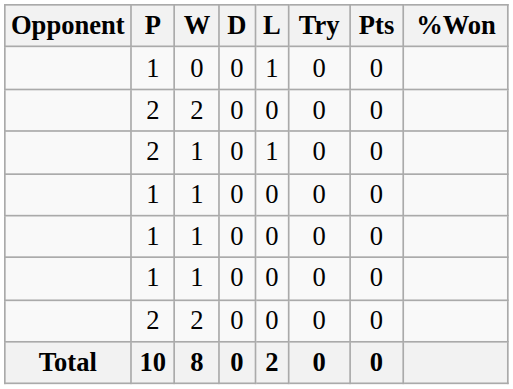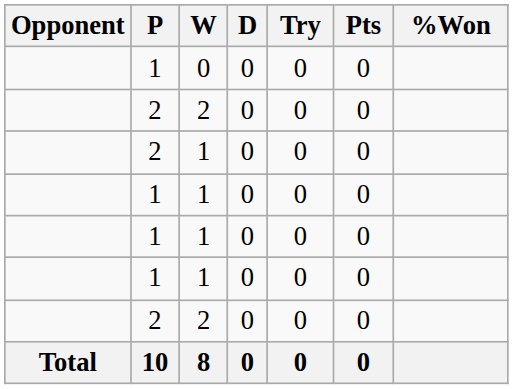- column: (272, 25)
